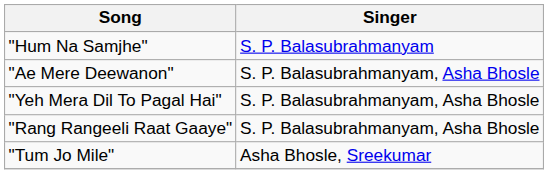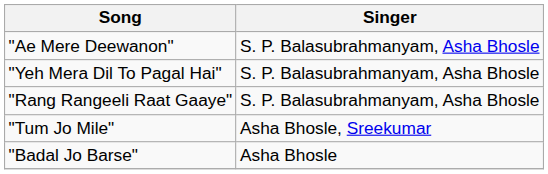- row: (78, 45)
+ row: (73, 155)
